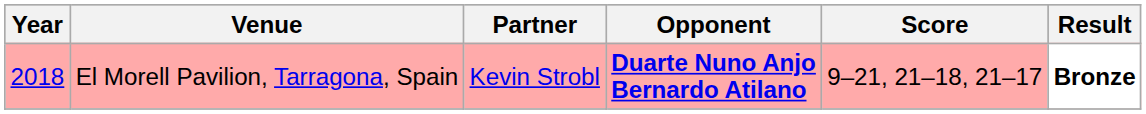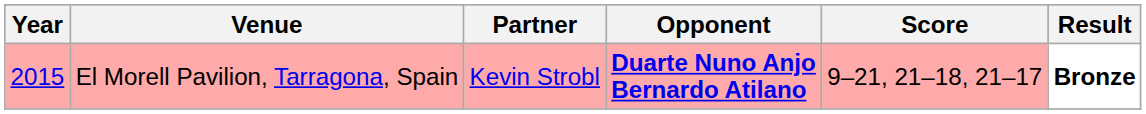(37, 76) 2018 -> (37, 76) 2015
